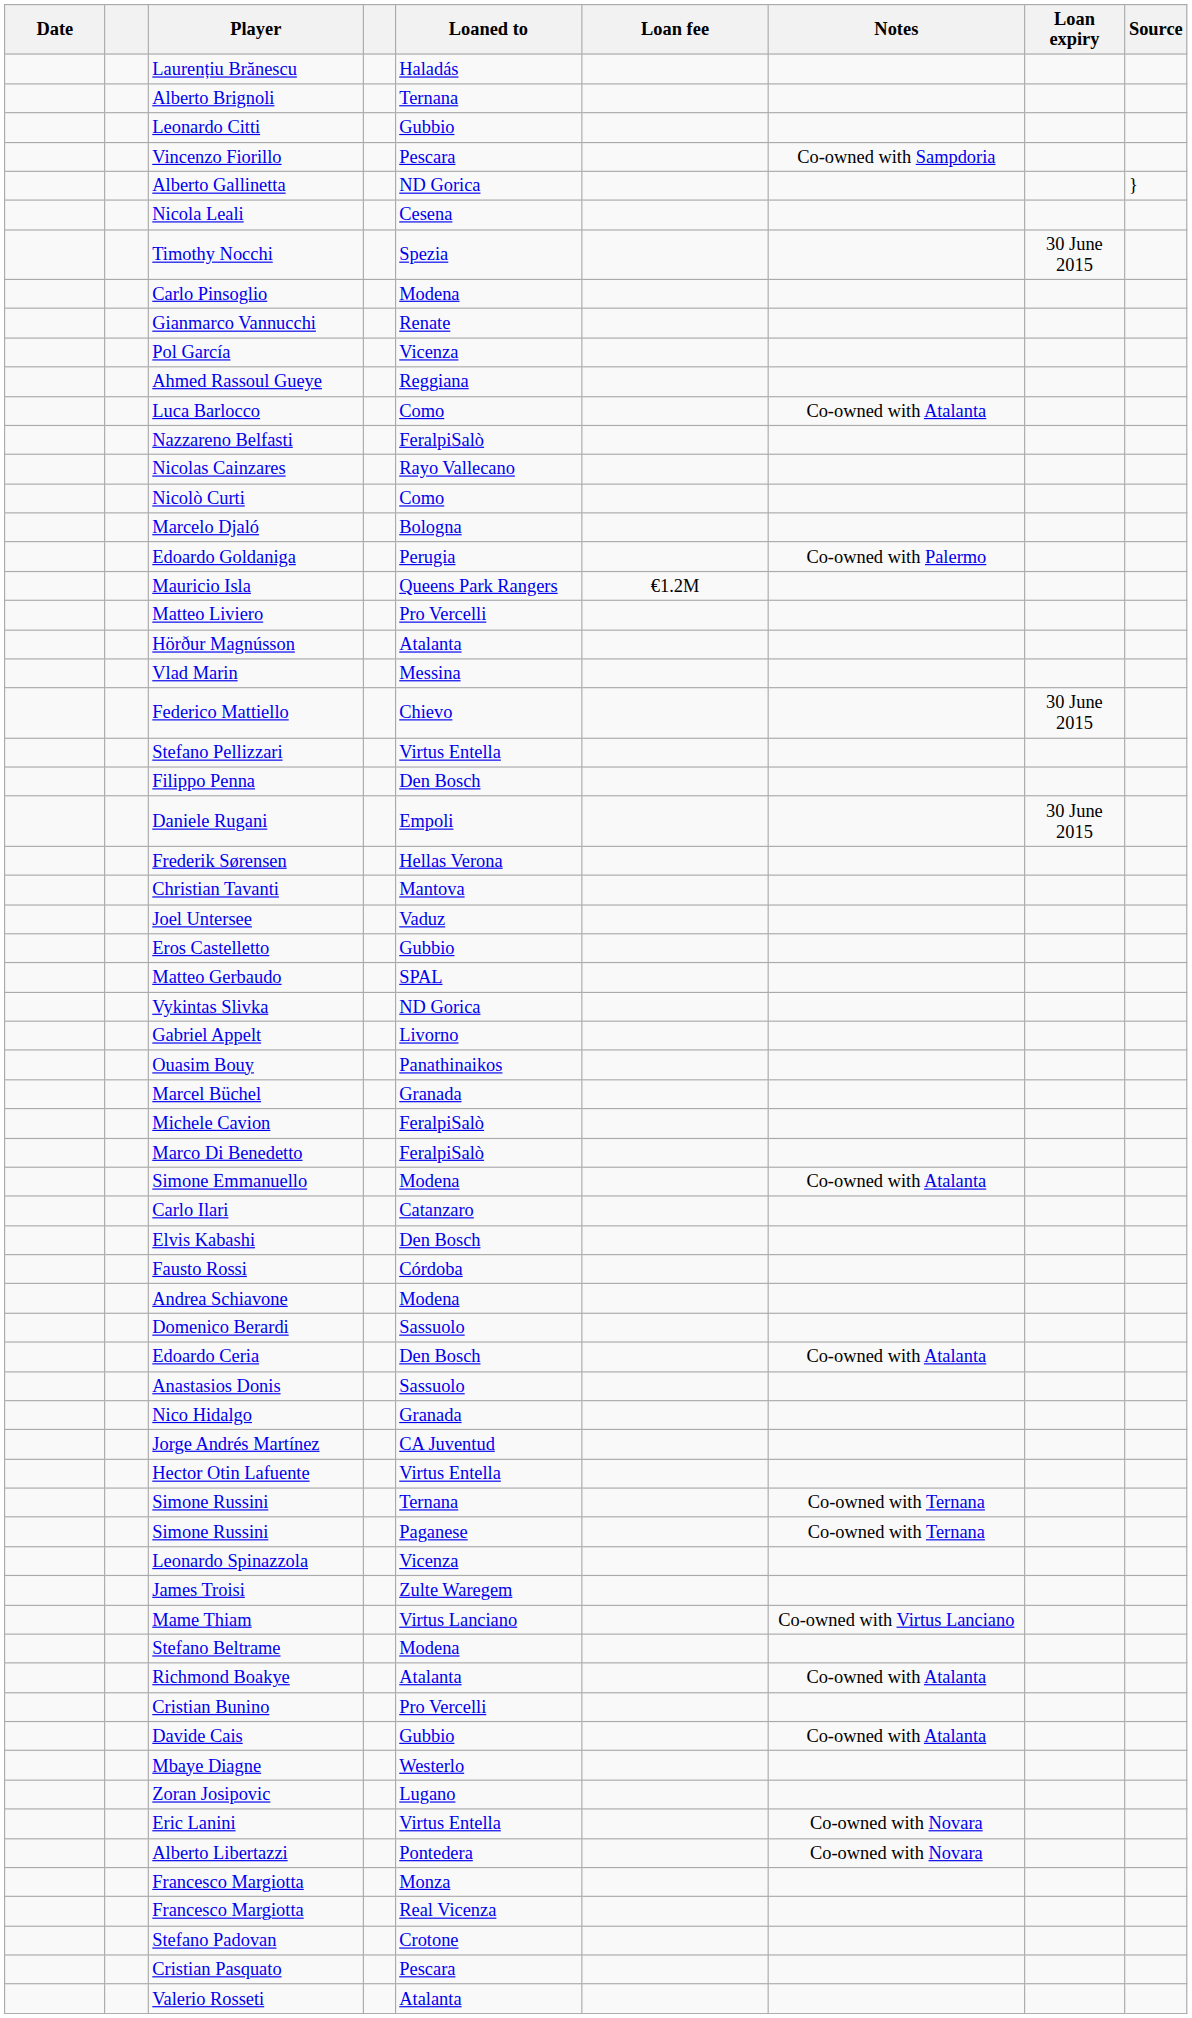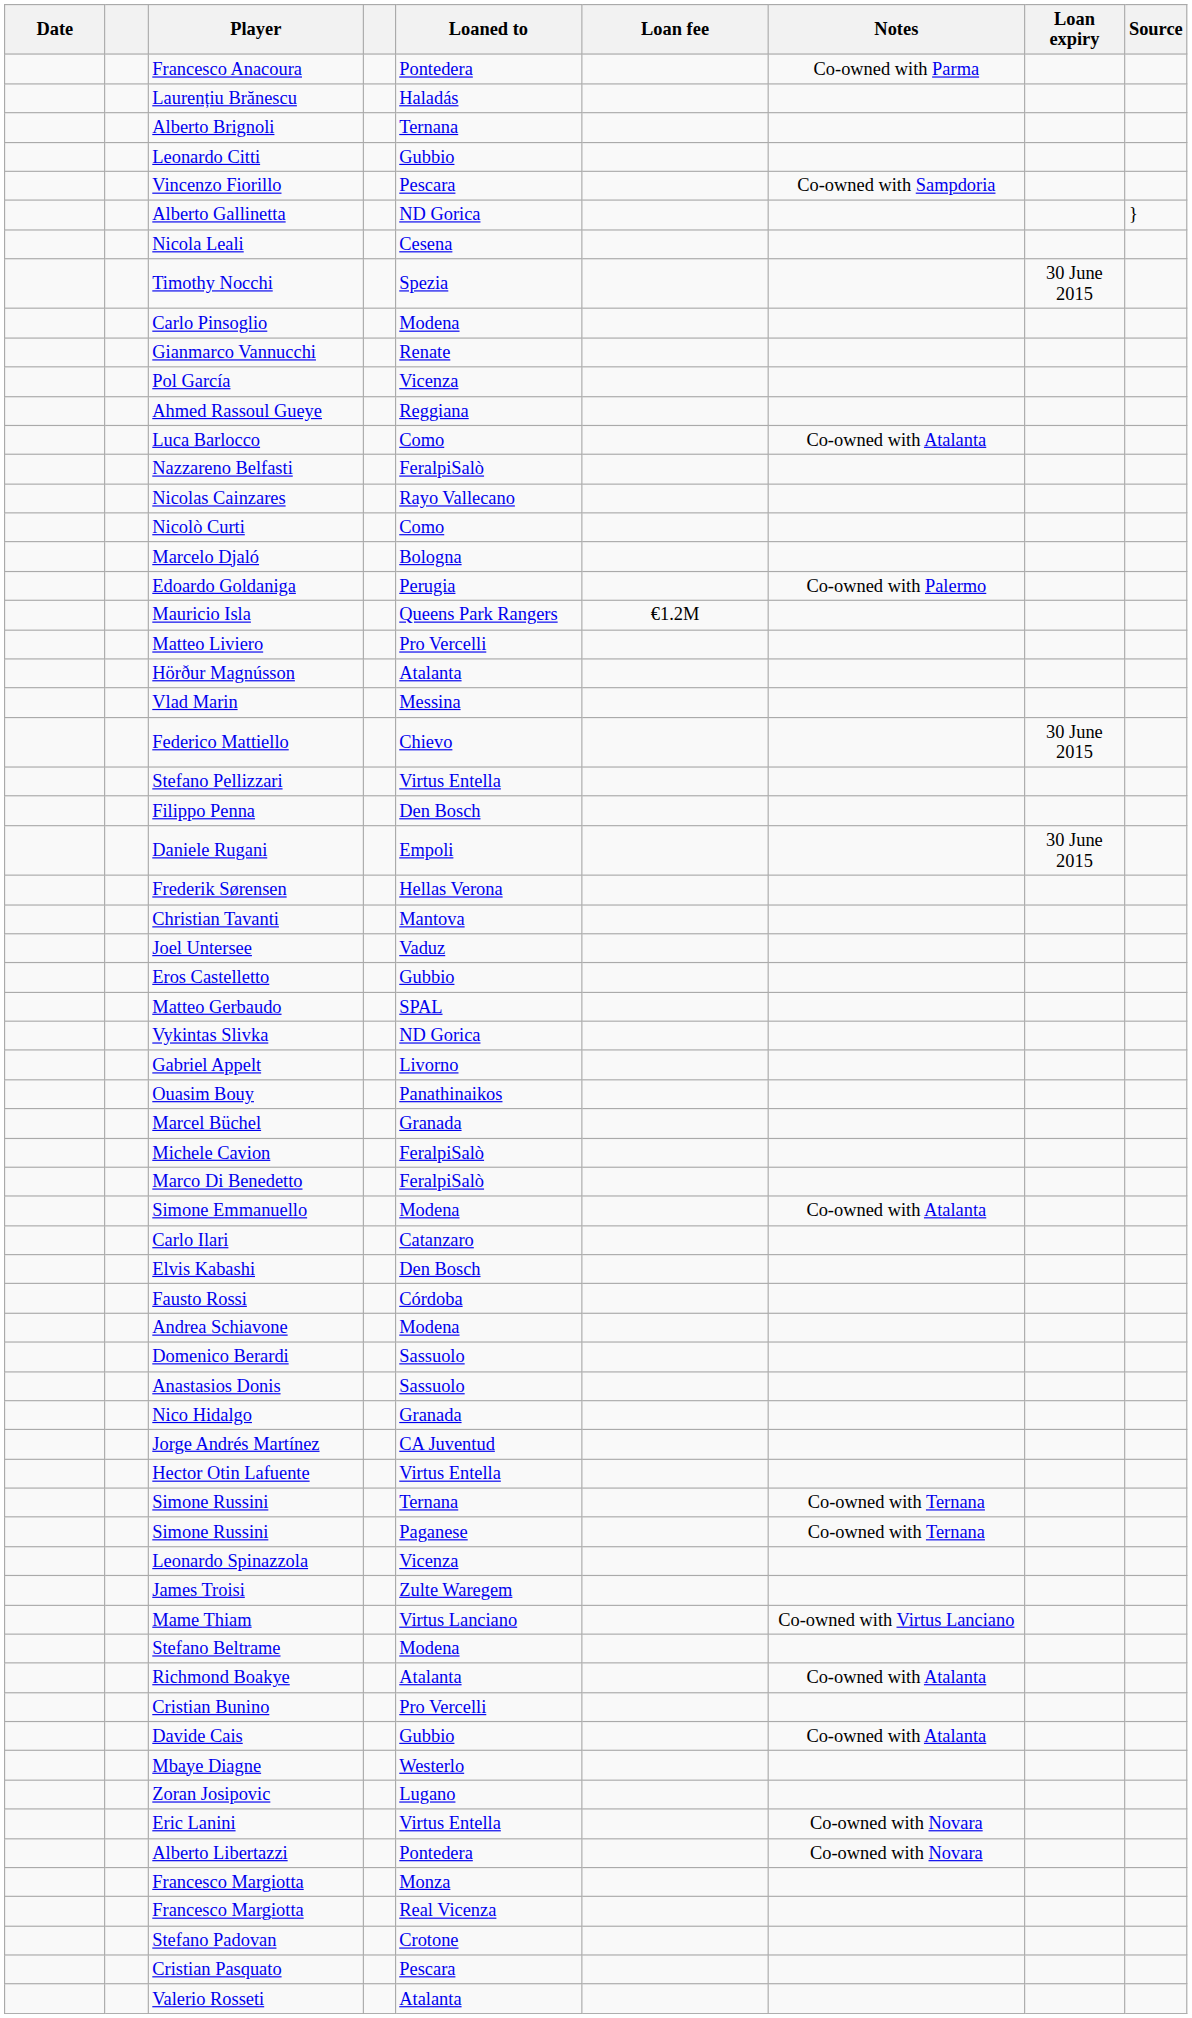+ row: (55, 69)
- row: (55, 1357)
